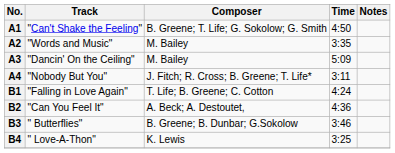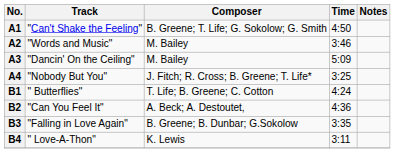(341, 44) 3:35 -> (341, 44) 3:46
(341, 76) 3:11 -> (341, 76) 3:25
(78, 92) "Falling in Love Again" -> (55, 92) " Butterflies"
(55, 124) " Butterflies" -> (78, 124) "Falling in Love Again"
(341, 124) 3:46 -> (341, 124) 3:35
(341, 140) 3:25 -> (341, 140) 3:11
